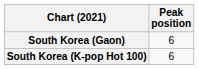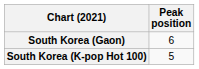(171, 56) 6 -> (171, 56) 5
